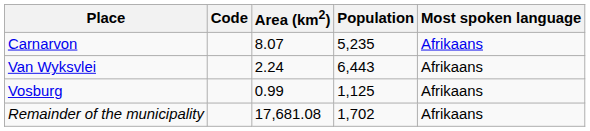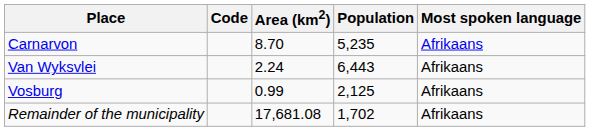(269, 43) 8.07 -> (269, 43) 8.70
(356, 91) 1,125 -> (356, 91) 2,125
